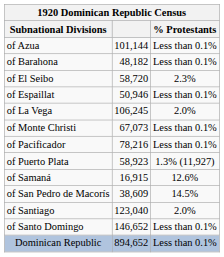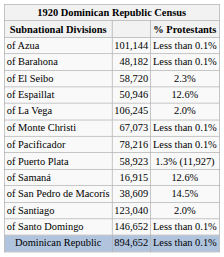(185, 95) Less than 0.1% -> (185, 95) 12.6%
